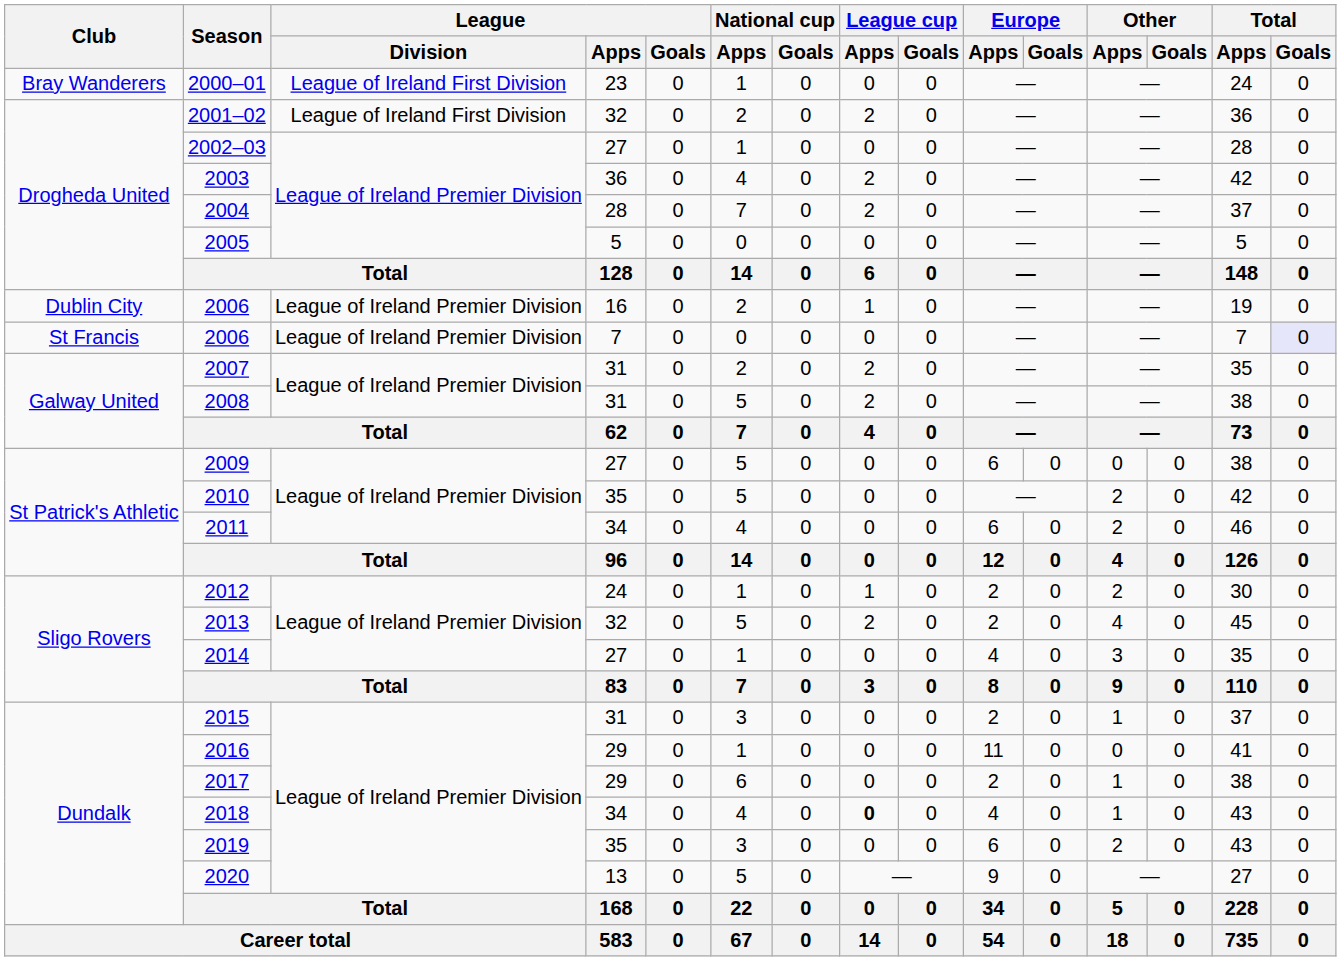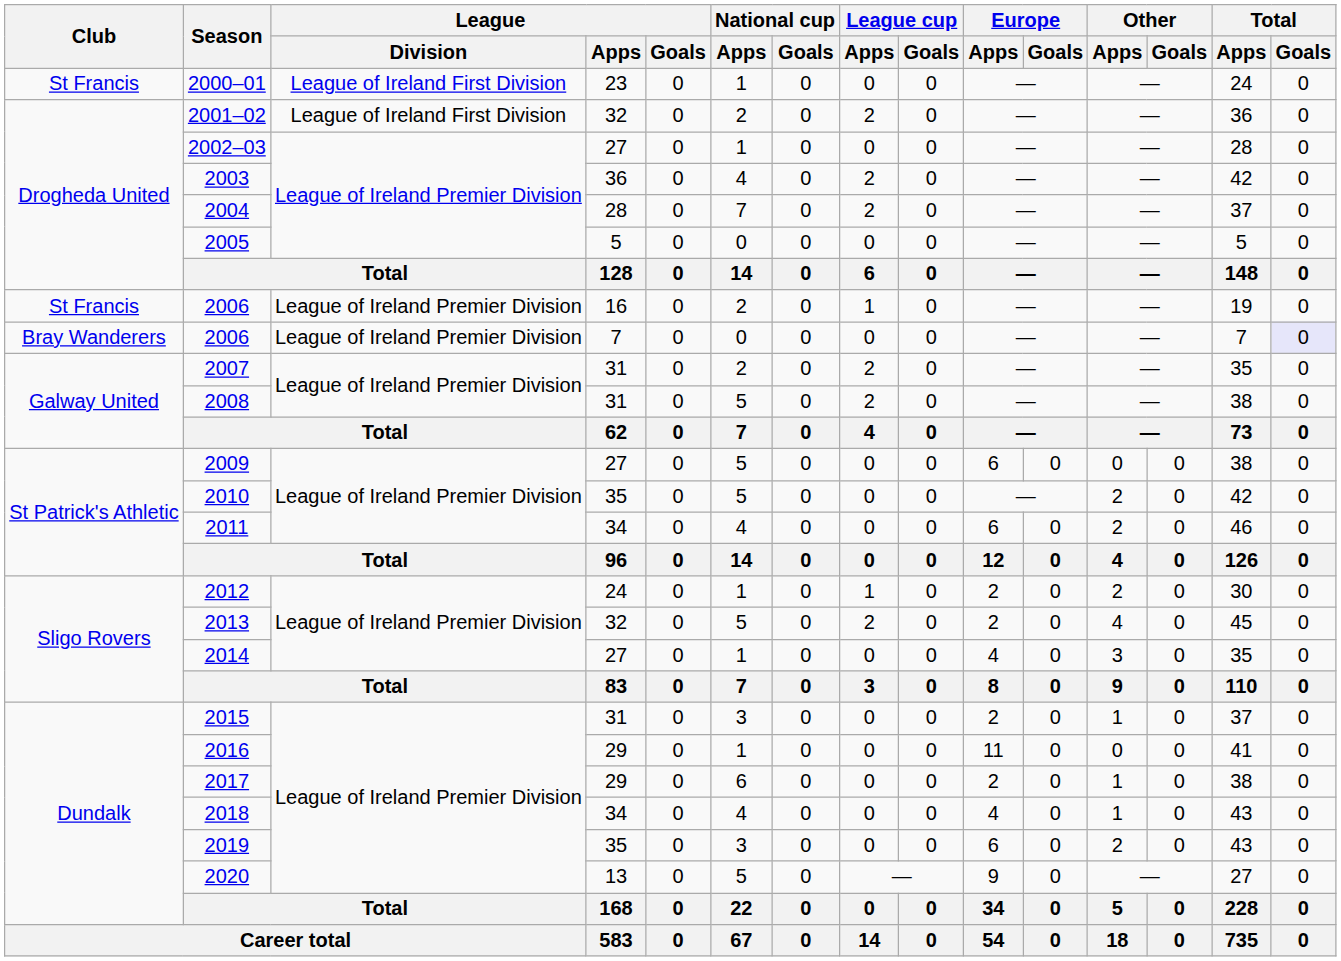(94, 83) Bray Wanderers -> (94, 83) St Francis
(94, 305) Dublin City -> (94, 305) St Francis
(94, 337) St Francis -> (94, 337) Bray Wanderers
(869, 813) bold -> (869, 813) normal
